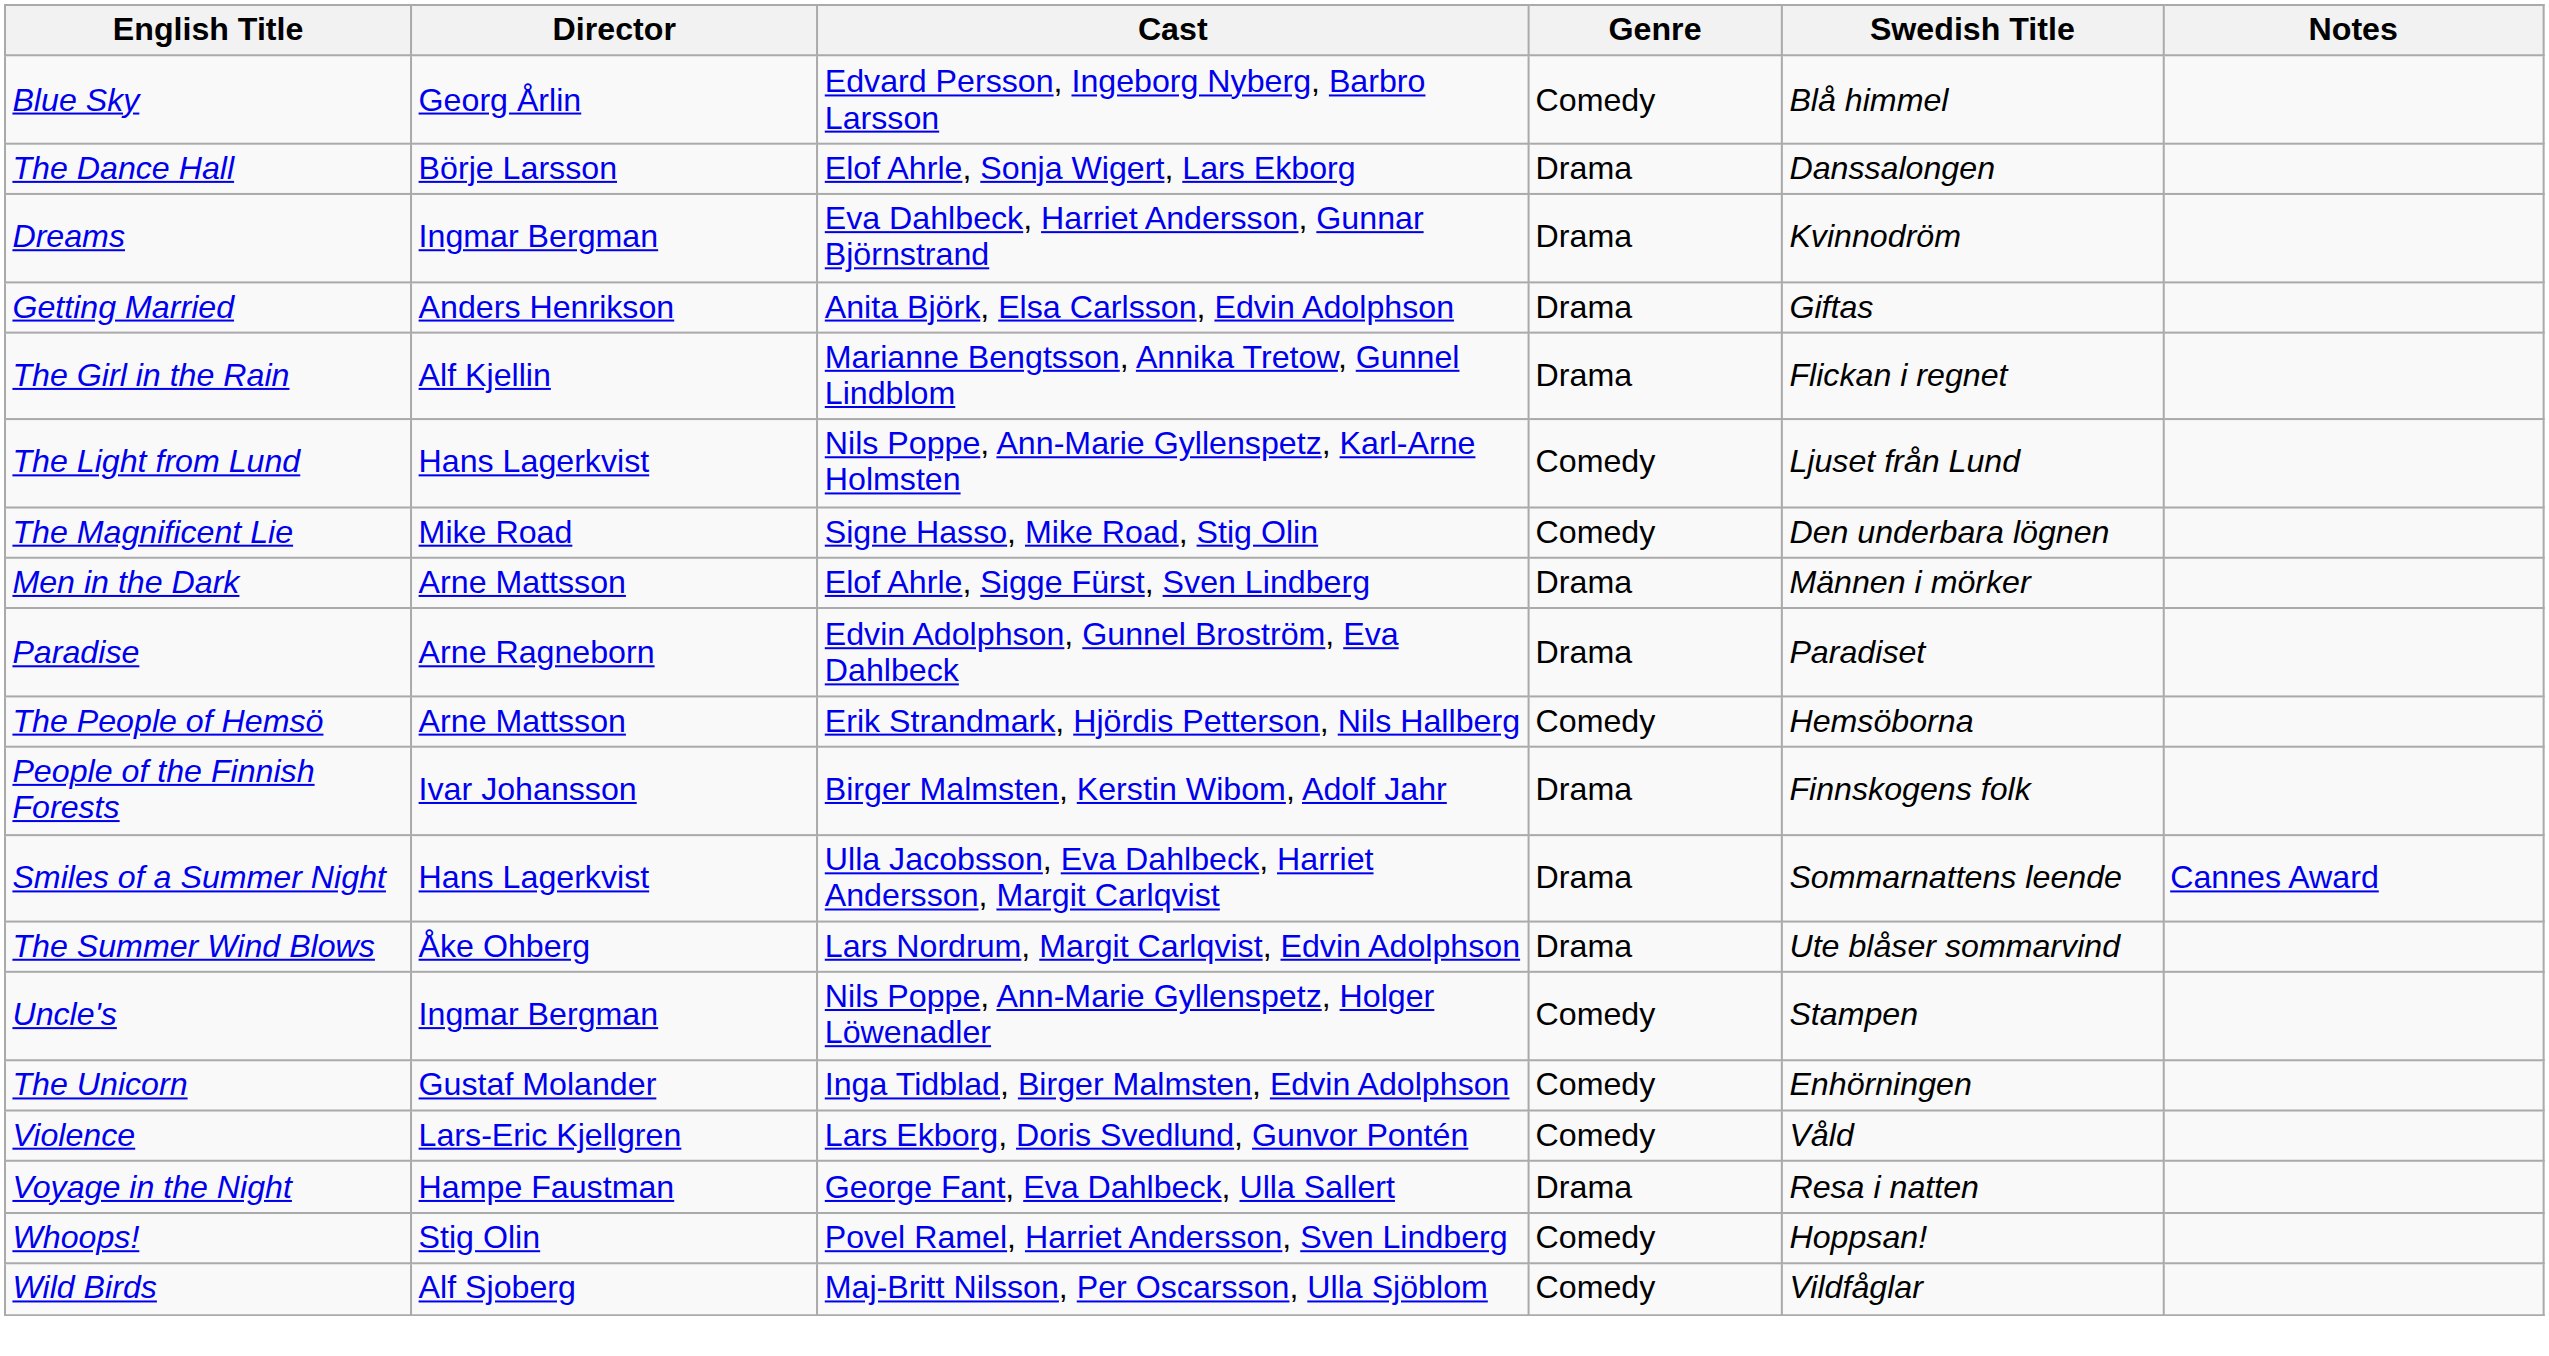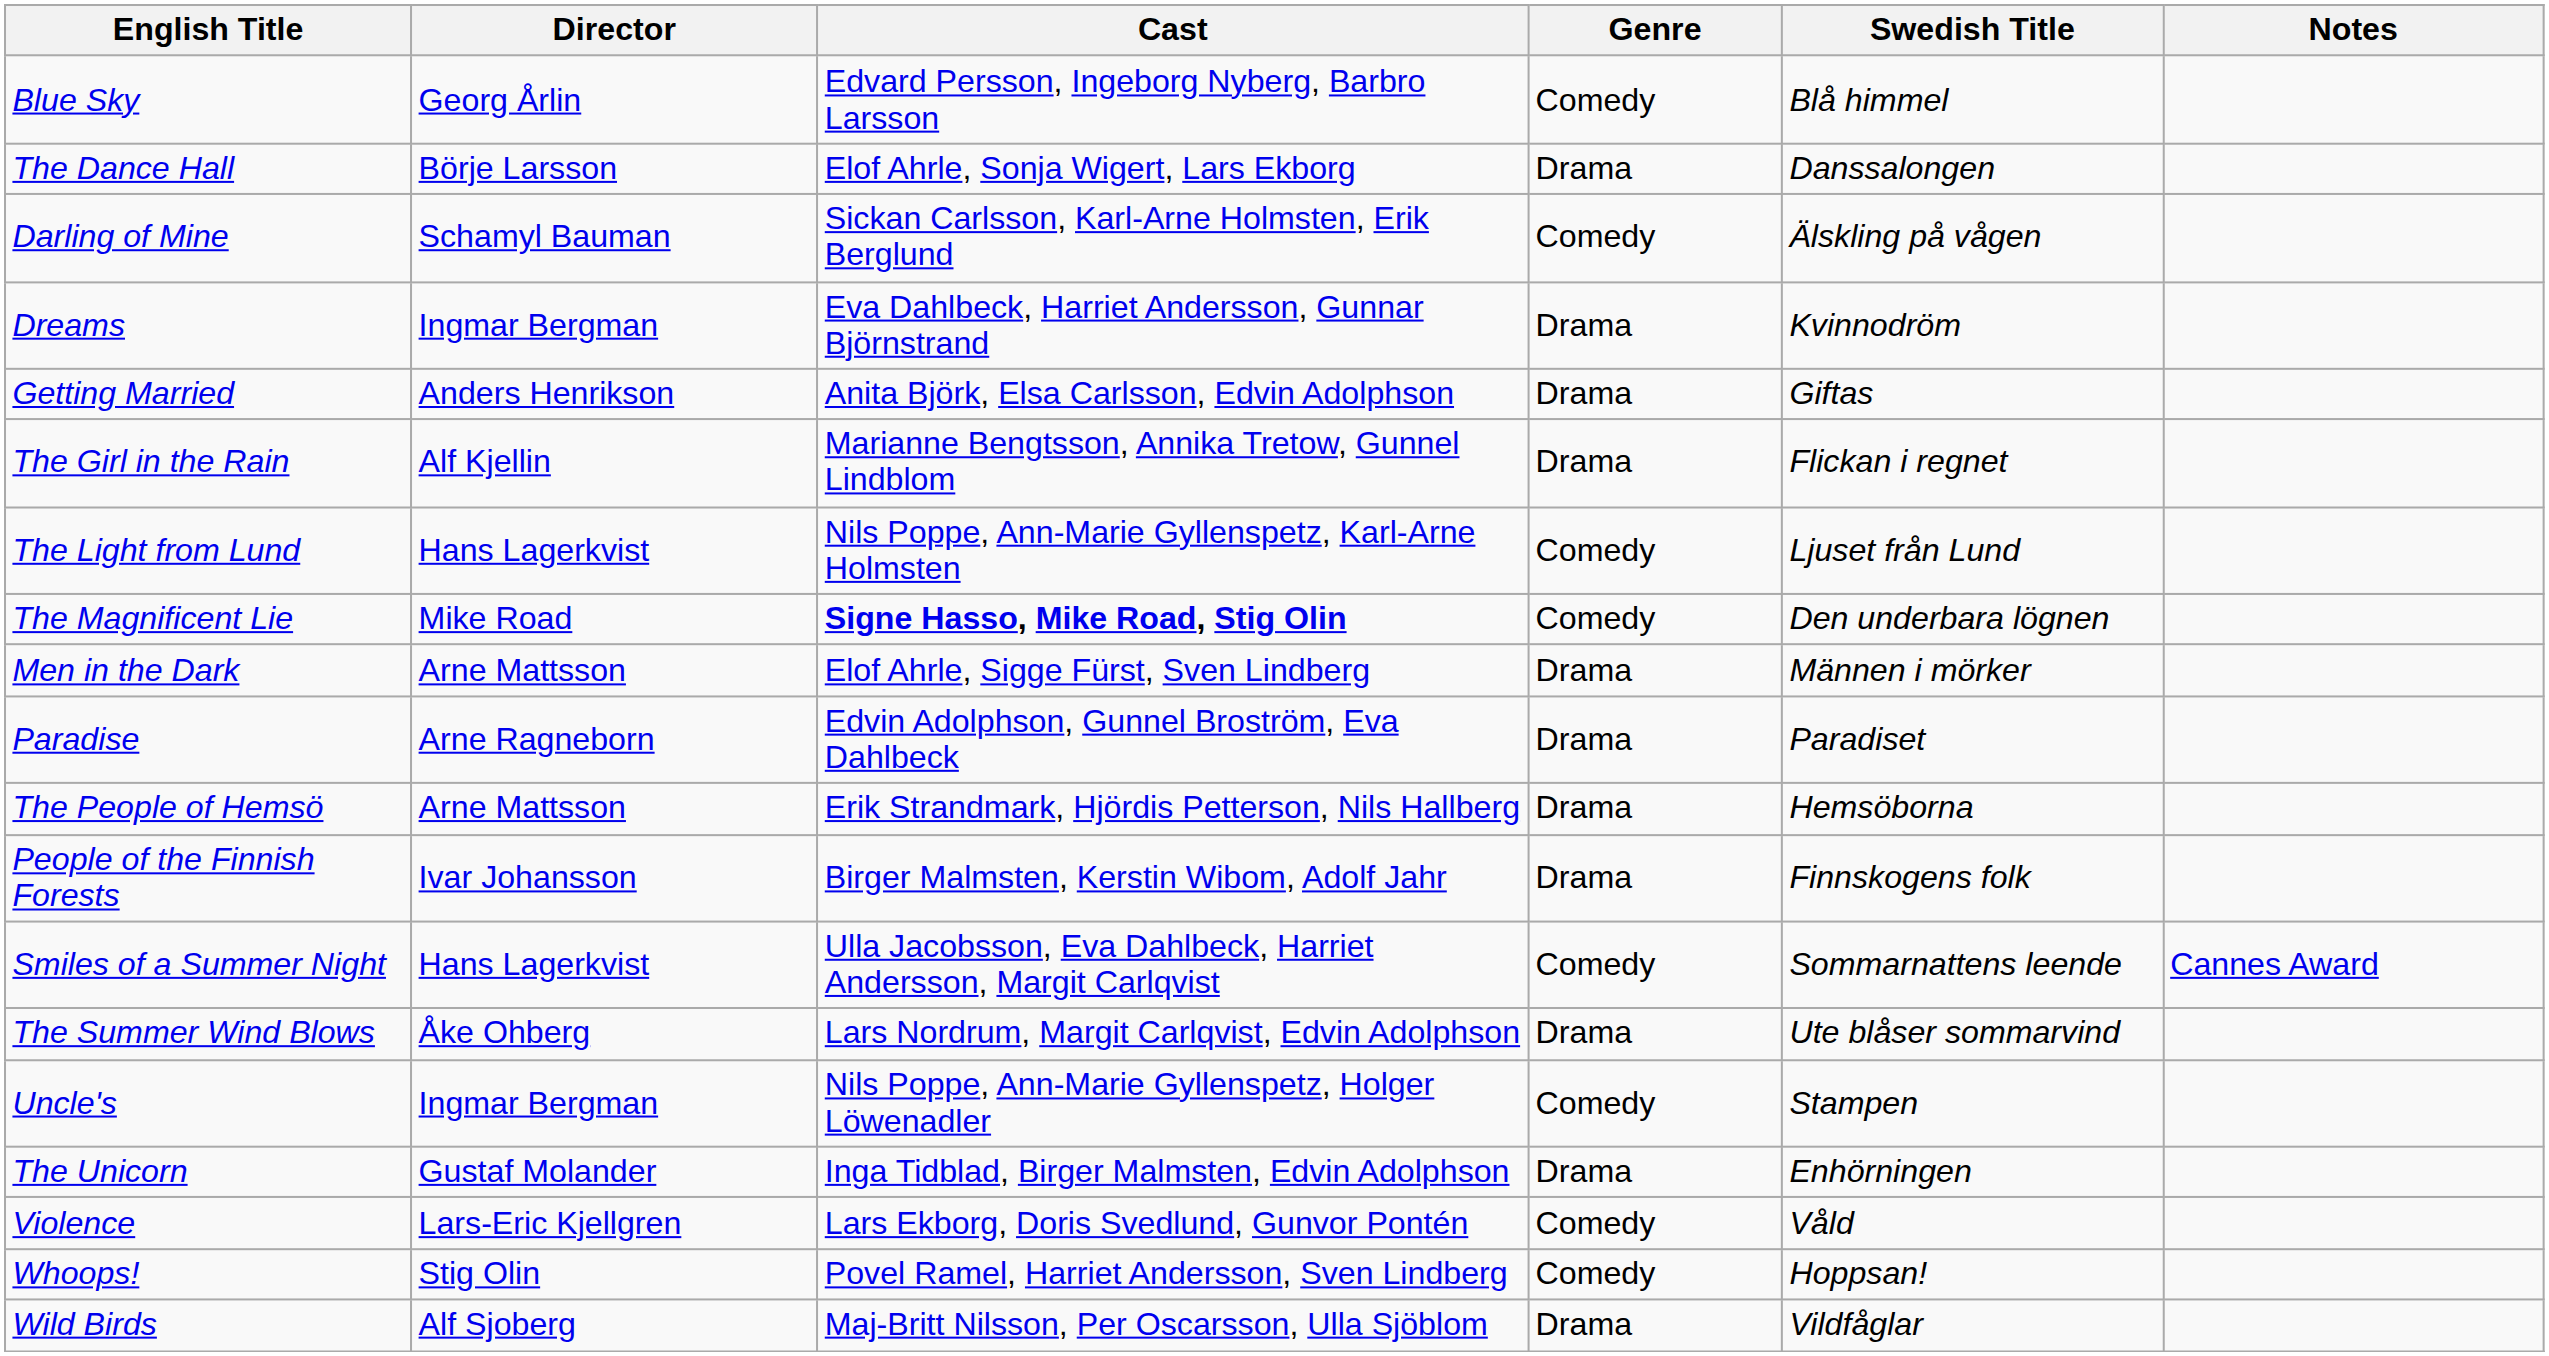+ row: (121, 237)
(1071, 531) normal -> (1086, 618) bold
(1595, 720) Comedy -> (1584, 808) Drama
(1584, 877) Drama -> (1595, 964) Comedy
(1595, 1084) Comedy -> (1584, 1171) Drama
- row: (152, 1186)
(1595, 1288) Comedy -> (1584, 1324) Drama
